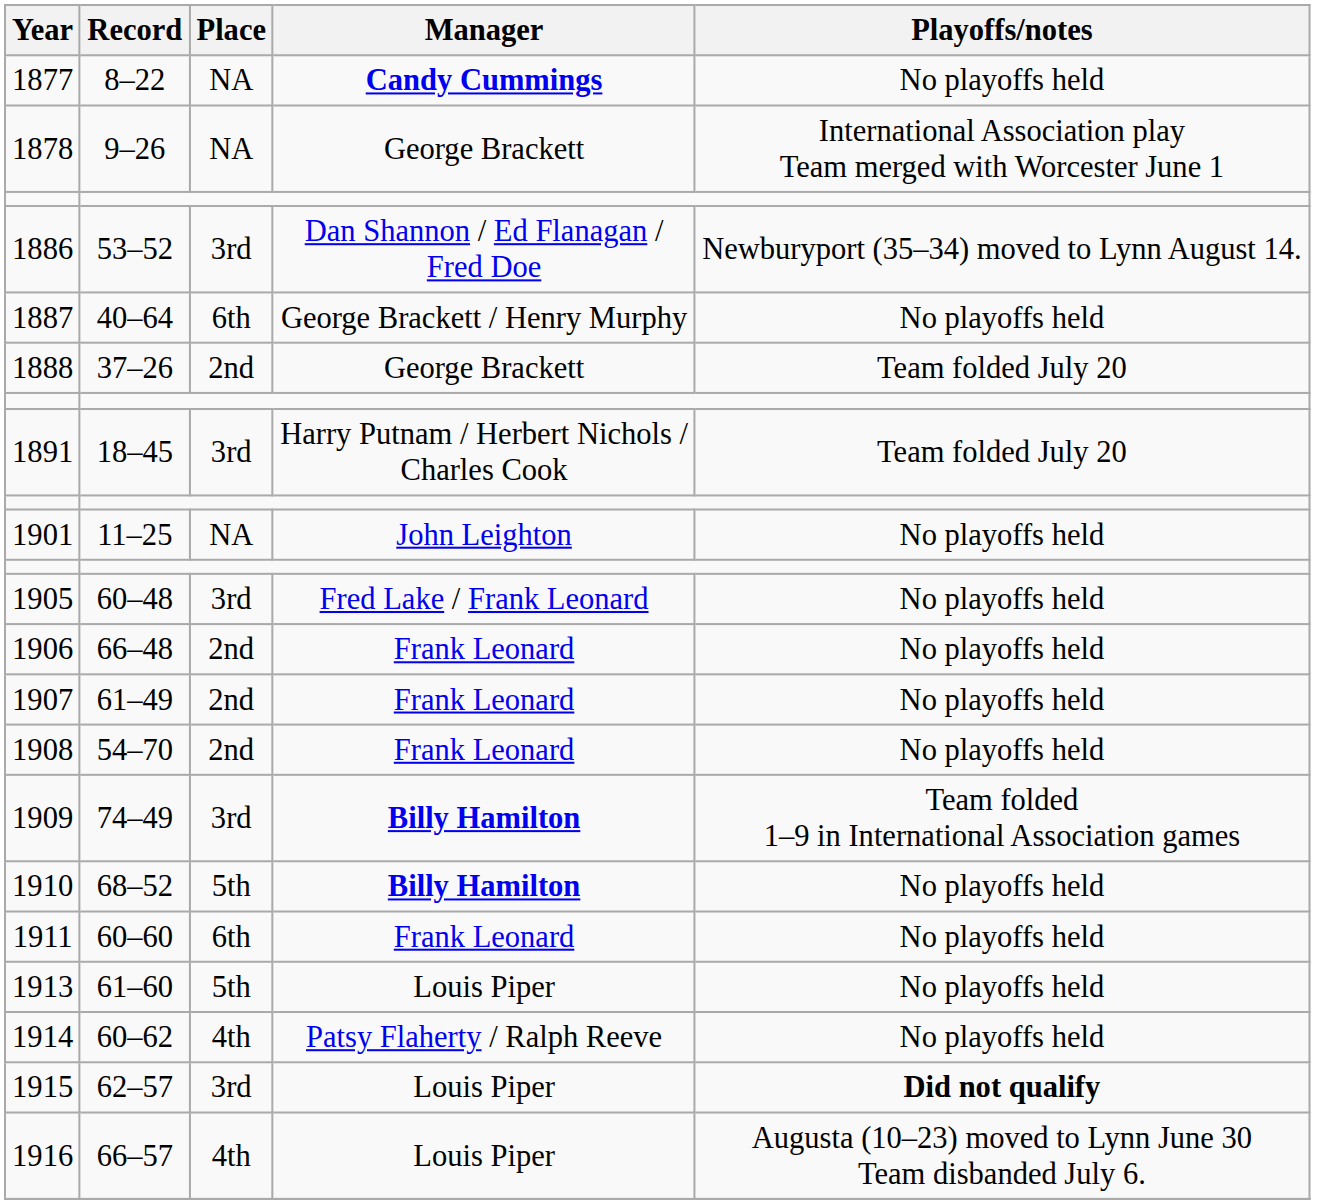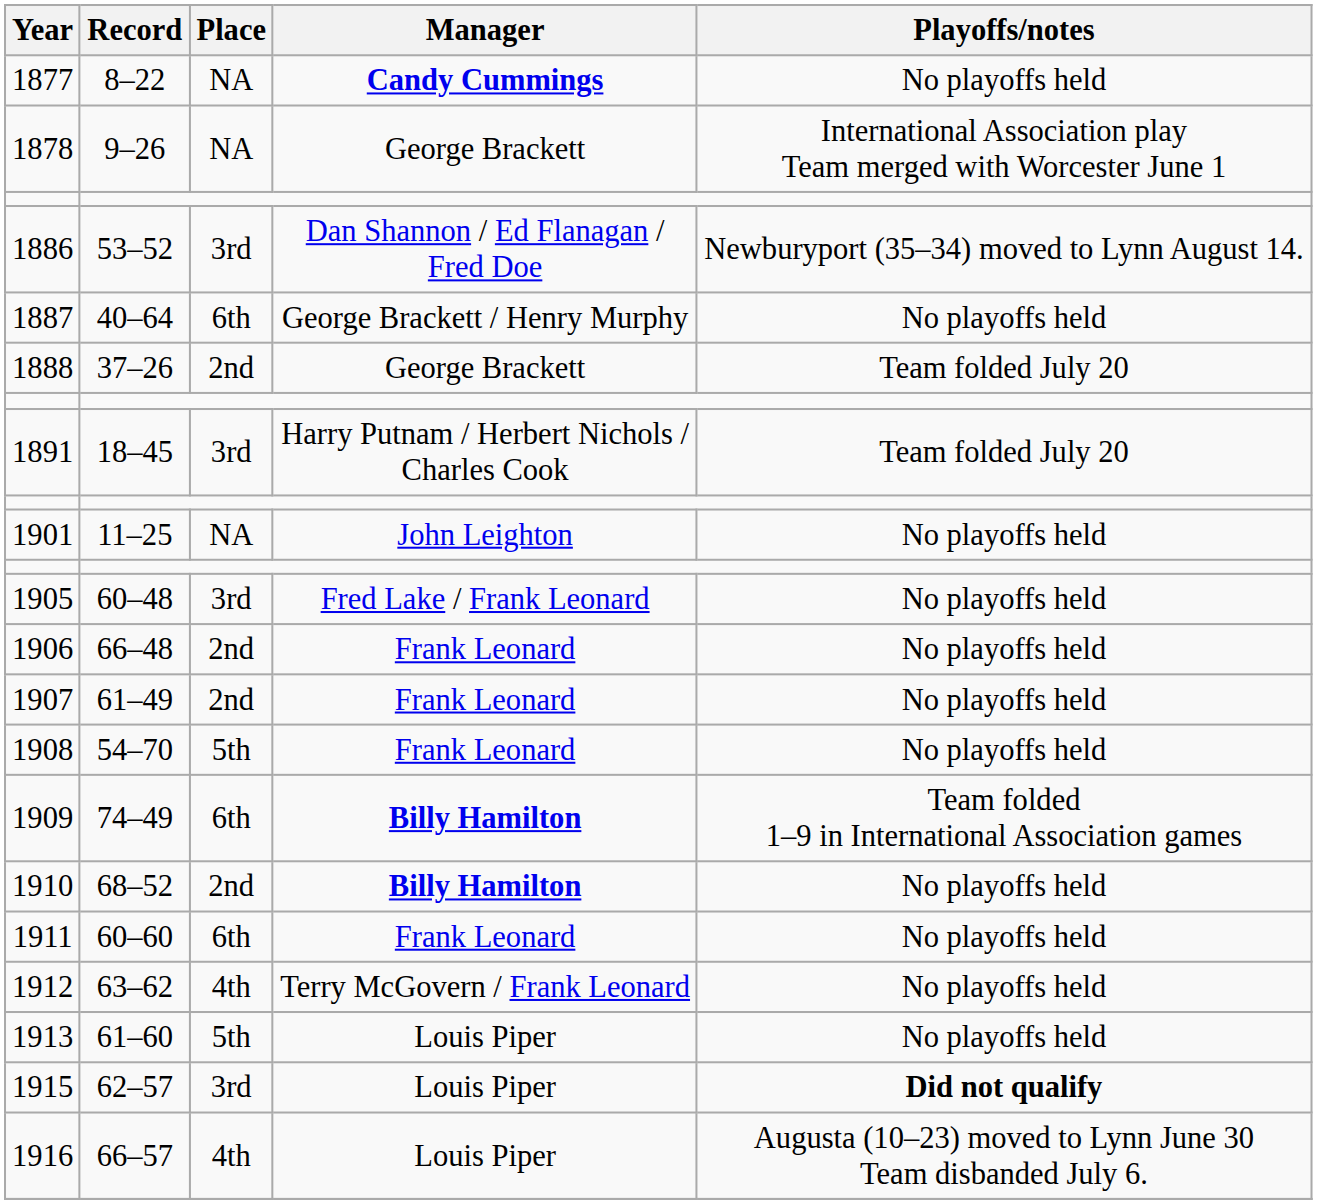(231, 749) 2nd -> (231, 749) 5th
(231, 817) 3rd -> (231, 817) 6th
(231, 886) 5th -> (231, 886) 2nd
+ row: (43, 987)
- row: (43, 1037)
